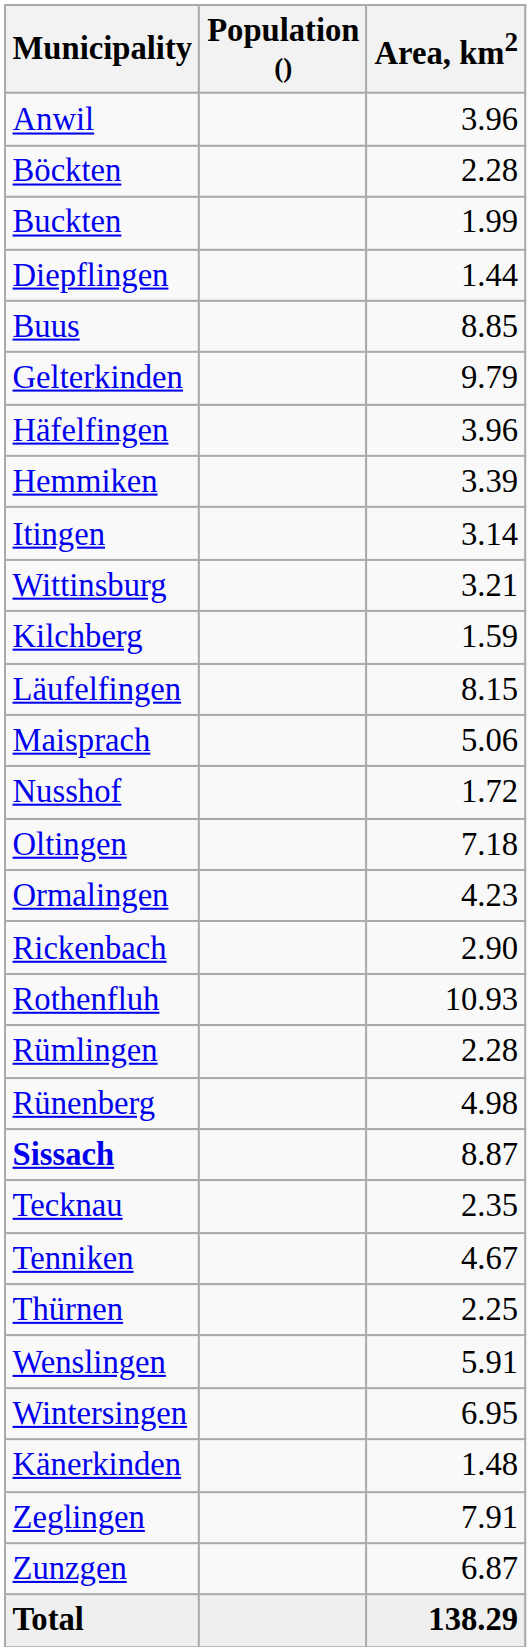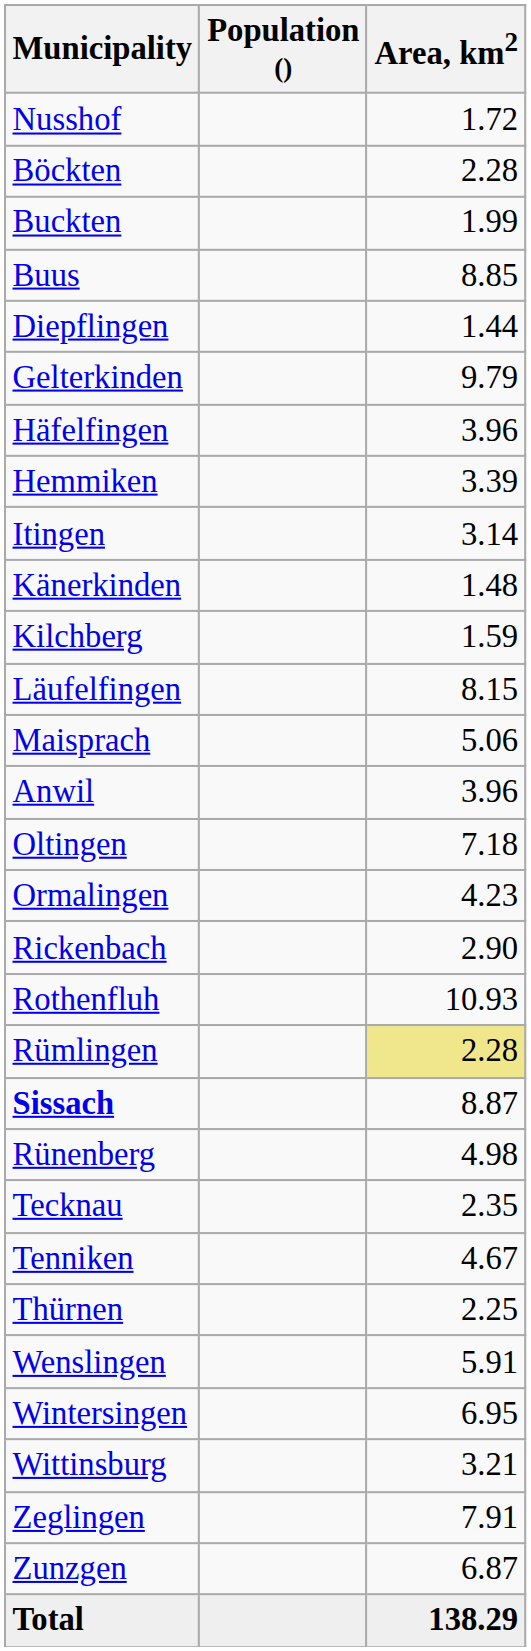rows swapped: (53, 118) <-> (67, 791)
rows swapped: (46, 325) <-> (90, 274)
rows swapped: (97, 1464) <-> (90, 584)
(490, 1050) no background -> (490, 1050) khaki background
rows swapped: (84, 1102) <-> (63, 1154)
